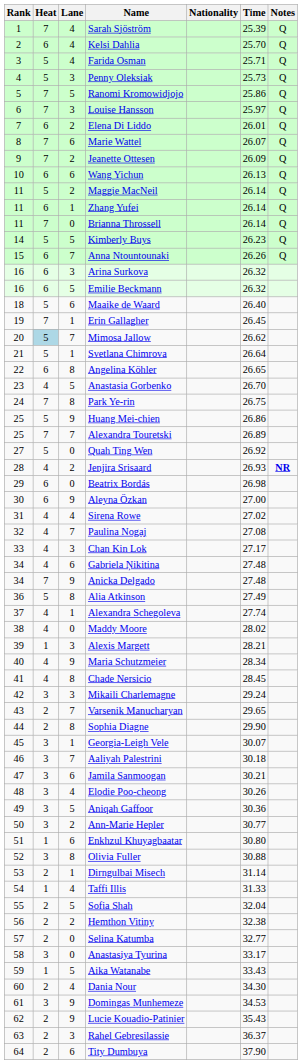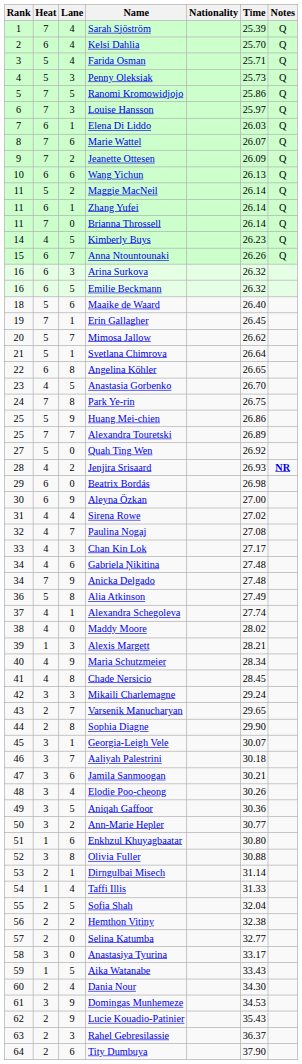(72, 126) 2 -> (72, 126) 1
(254, 126) 26.01 -> (254, 126) 26.03
(46, 239) 5 -> (46, 239) 4
(46, 337) lightblue background -> (46, 337) no background
